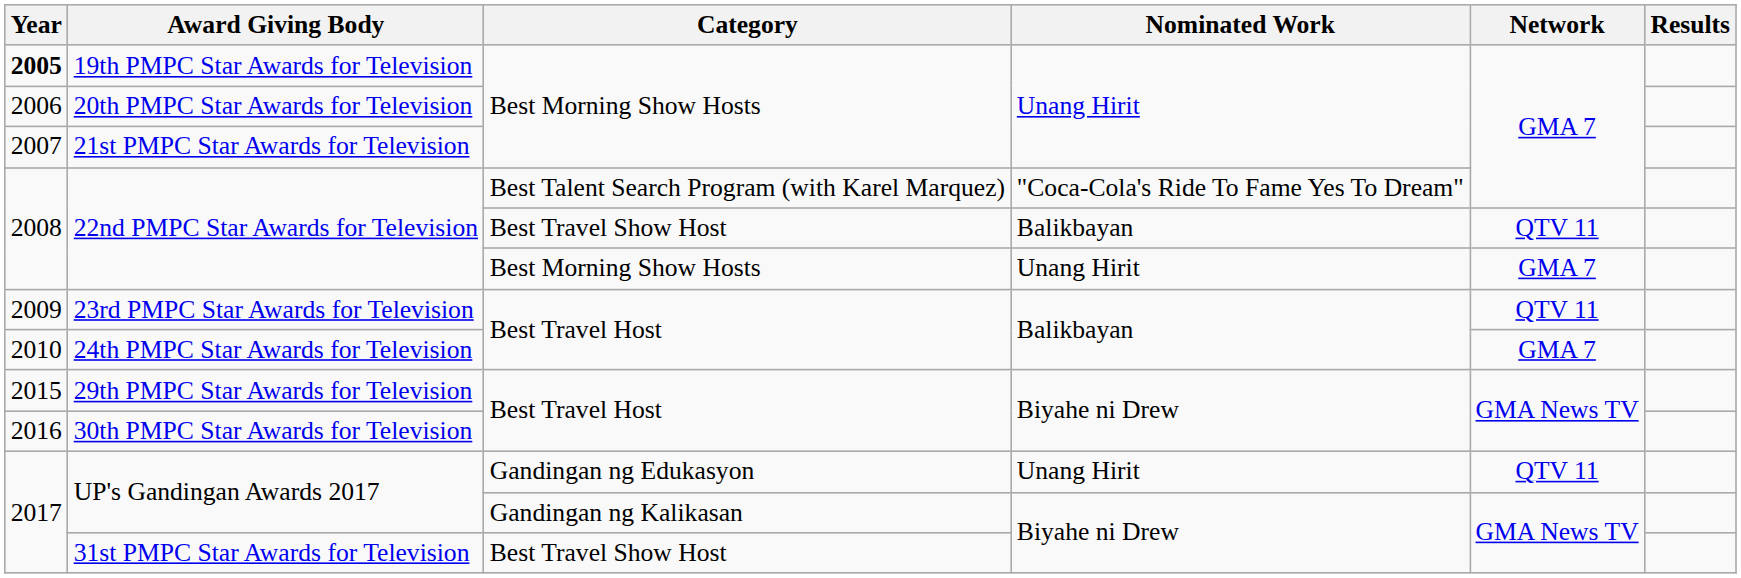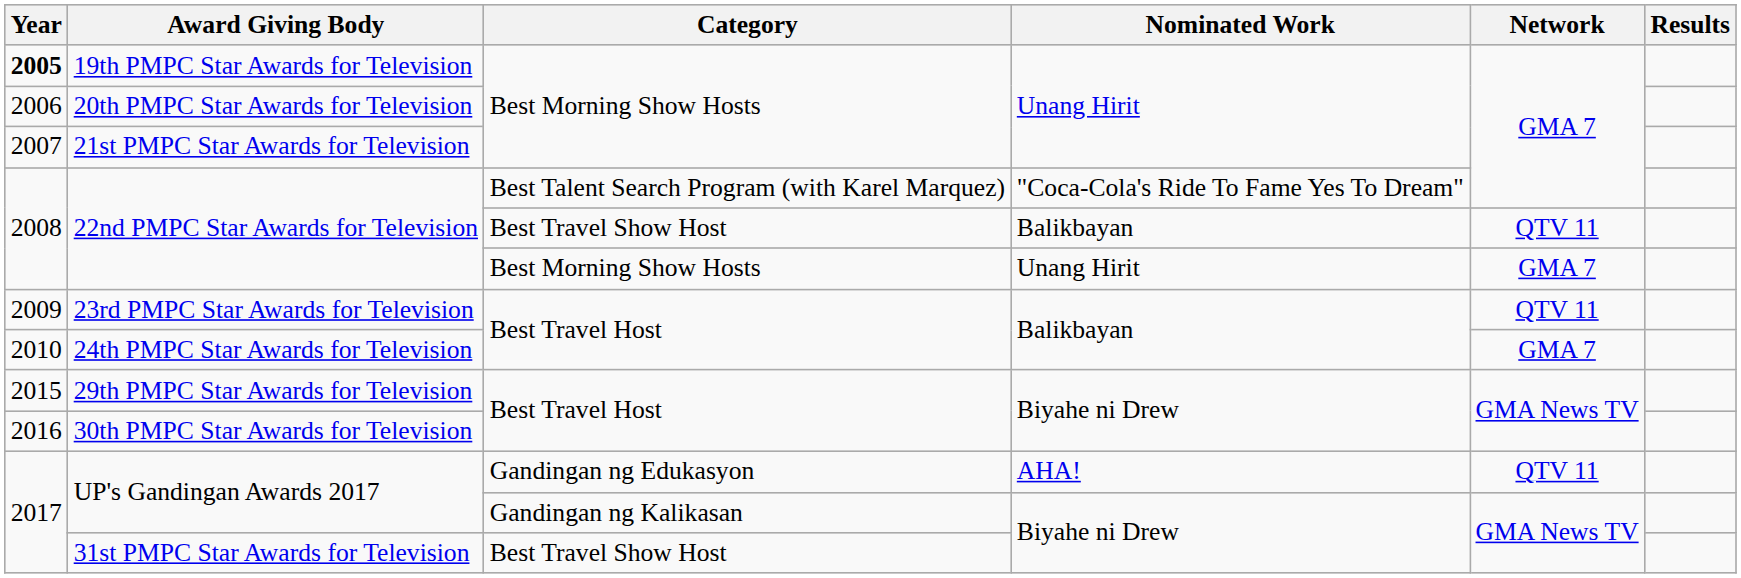(1078, 471) Unang Hirit -> (1049, 471) AHA!
